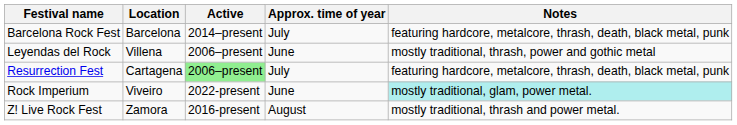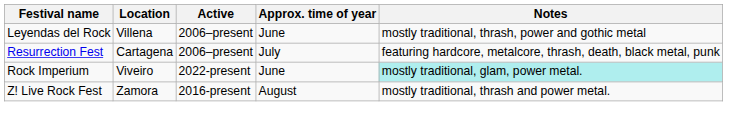- row: (64, 33)
(225, 71) lightgreen background -> (216, 52) no background
